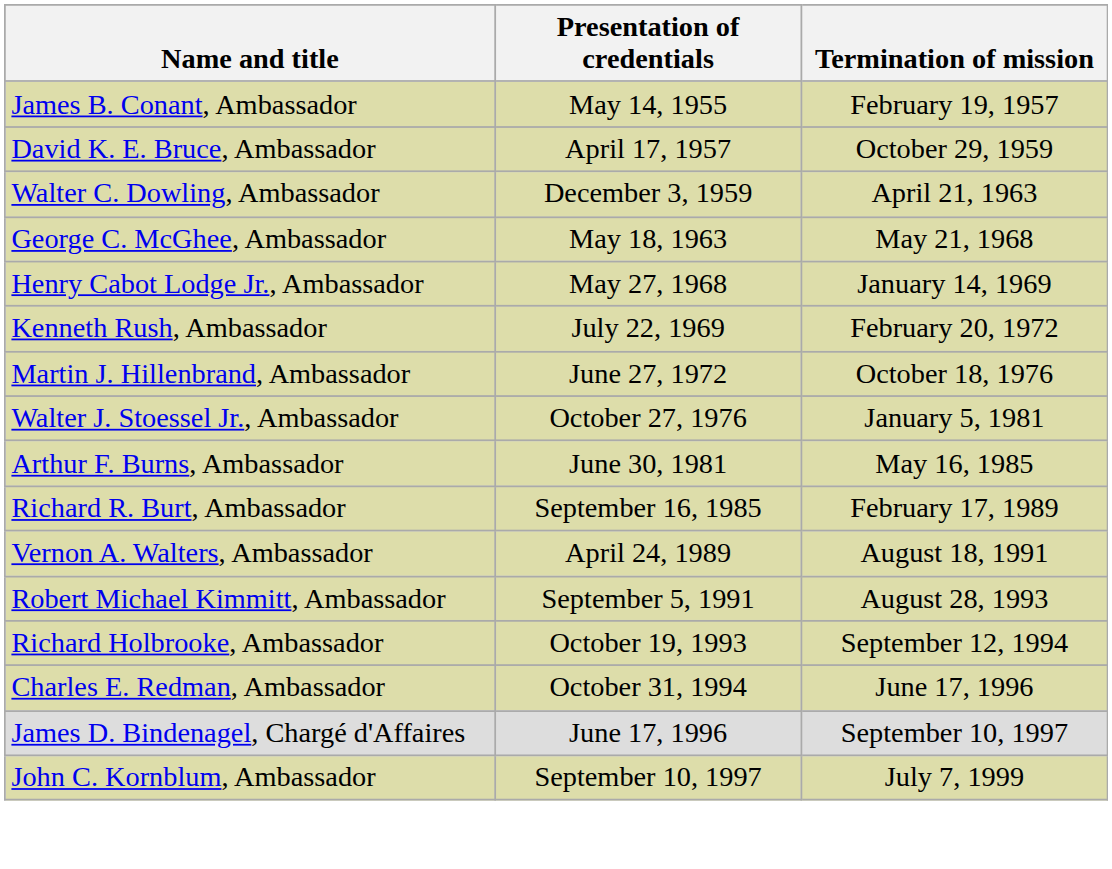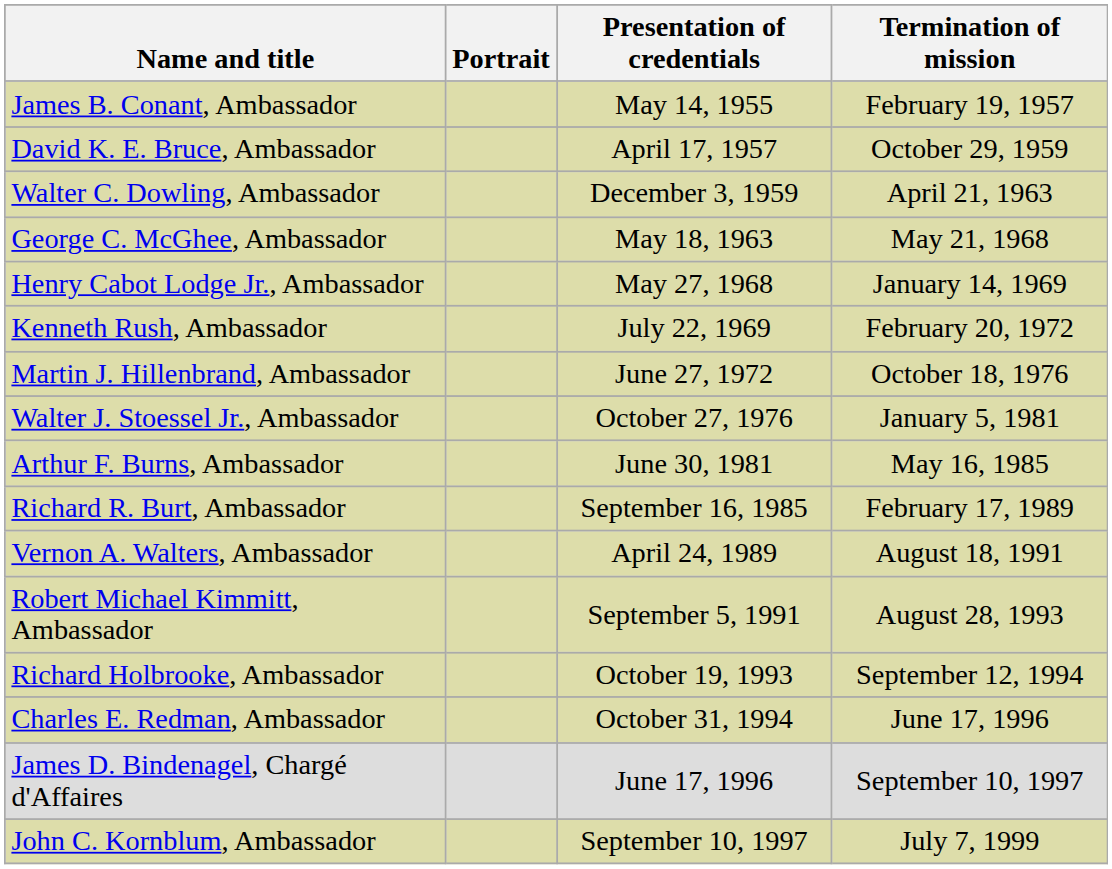+ column: (501, 58)
